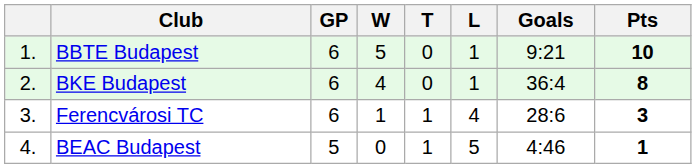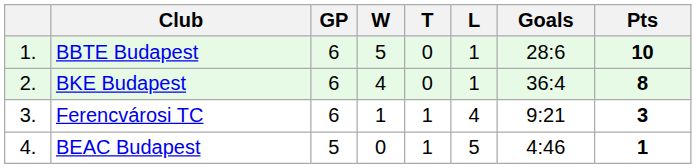(546, 52) 9:21 -> (546, 52) 28:6
(546, 115) 28:6 -> (546, 115) 9:21
